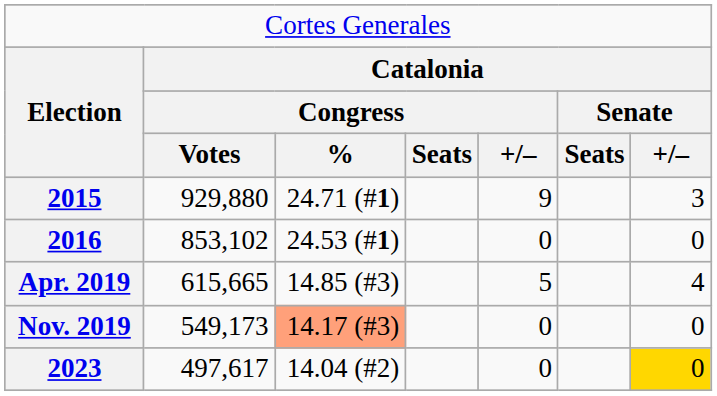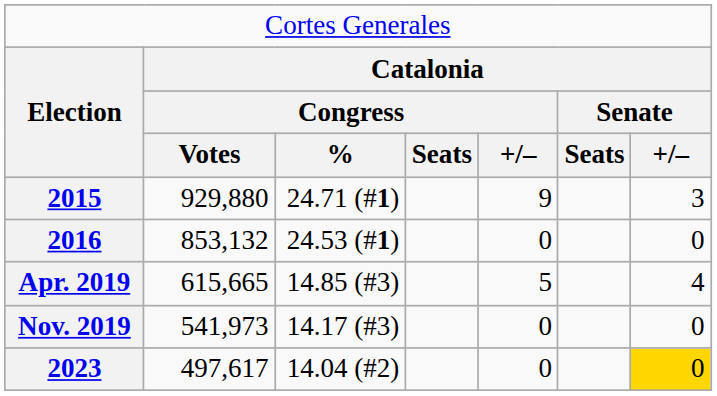(225, 240) 853,102 -> (225, 240) 853,132
(225, 326) 549,173 -> (225, 326) 541,973
(343, 326) lightsalmon background -> (343, 326) no background
